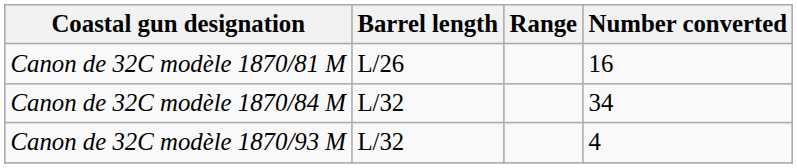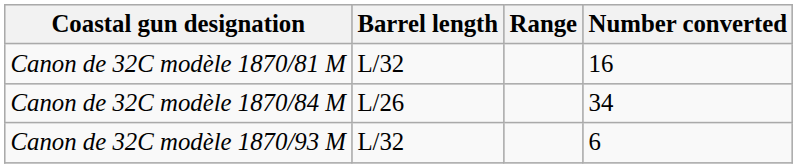(381, 63) L/26 -> (381, 63) L/32
(381, 102) L/32 -> (381, 102) L/26
(595, 142) 4 -> (595, 142) 6
